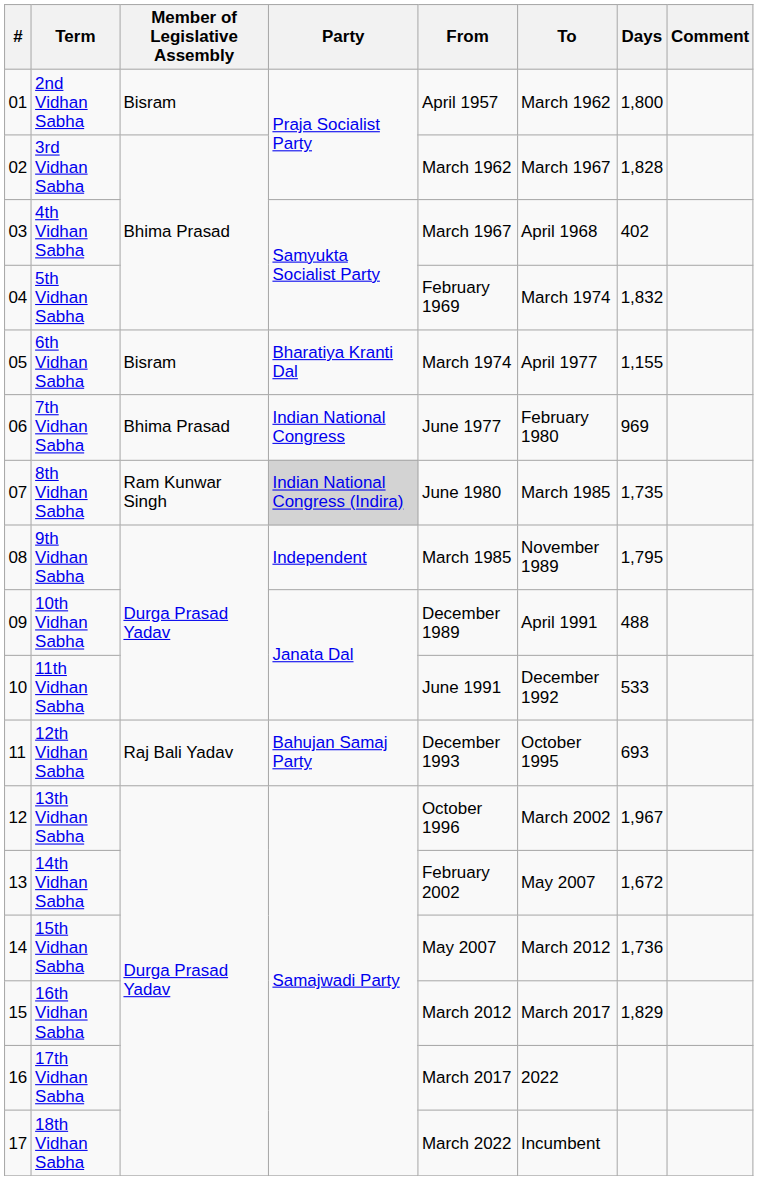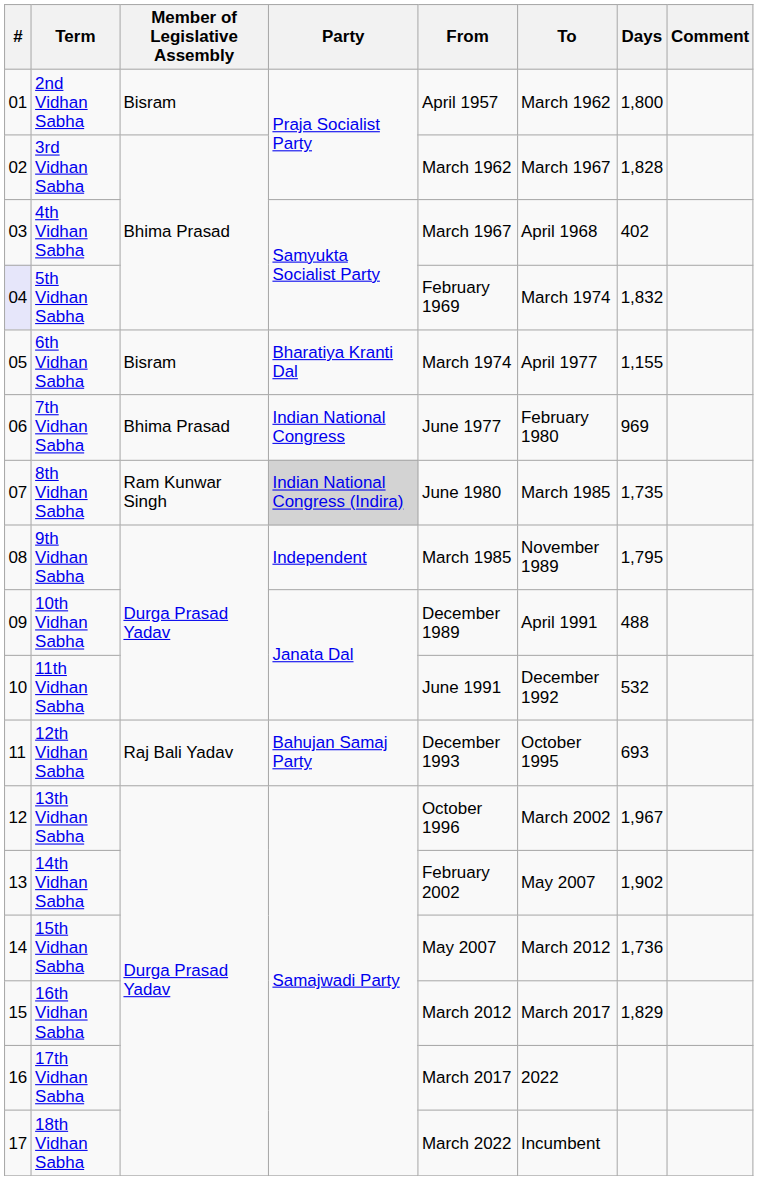(18, 297) no background -> (18, 297) lavender background
(635, 687) 533 -> (635, 687) 532
(642, 882) 1,672 -> (642, 882) 1,902
